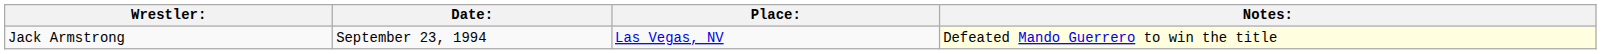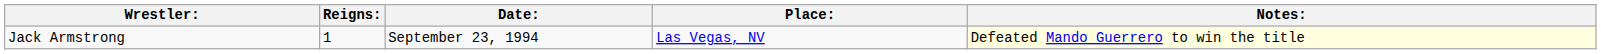+ column: (352, 16)
